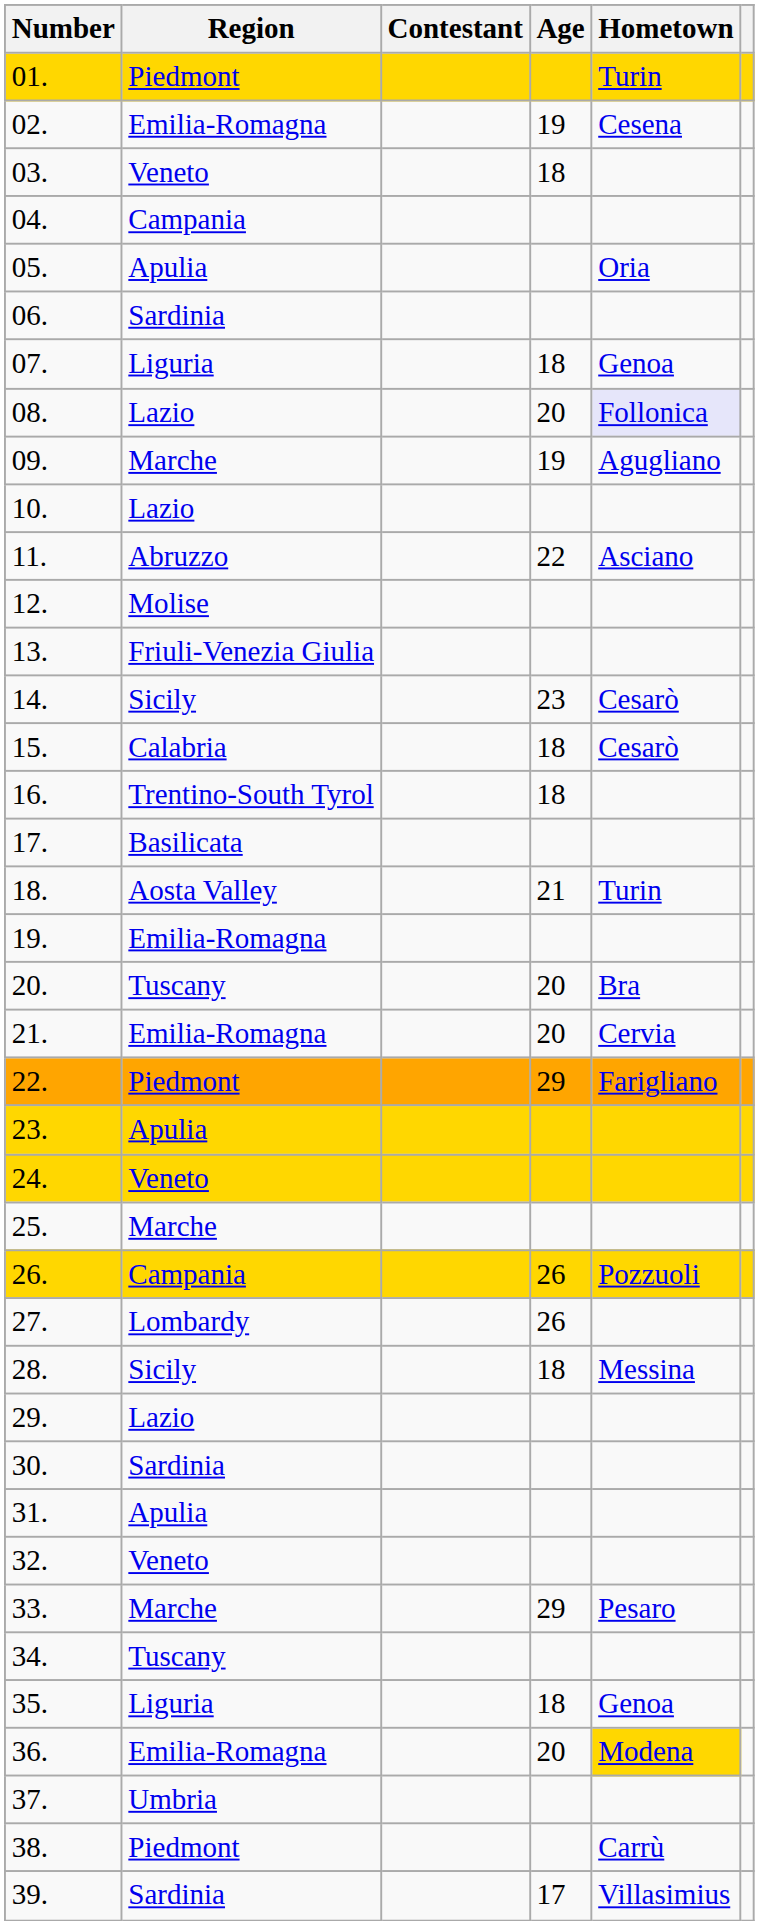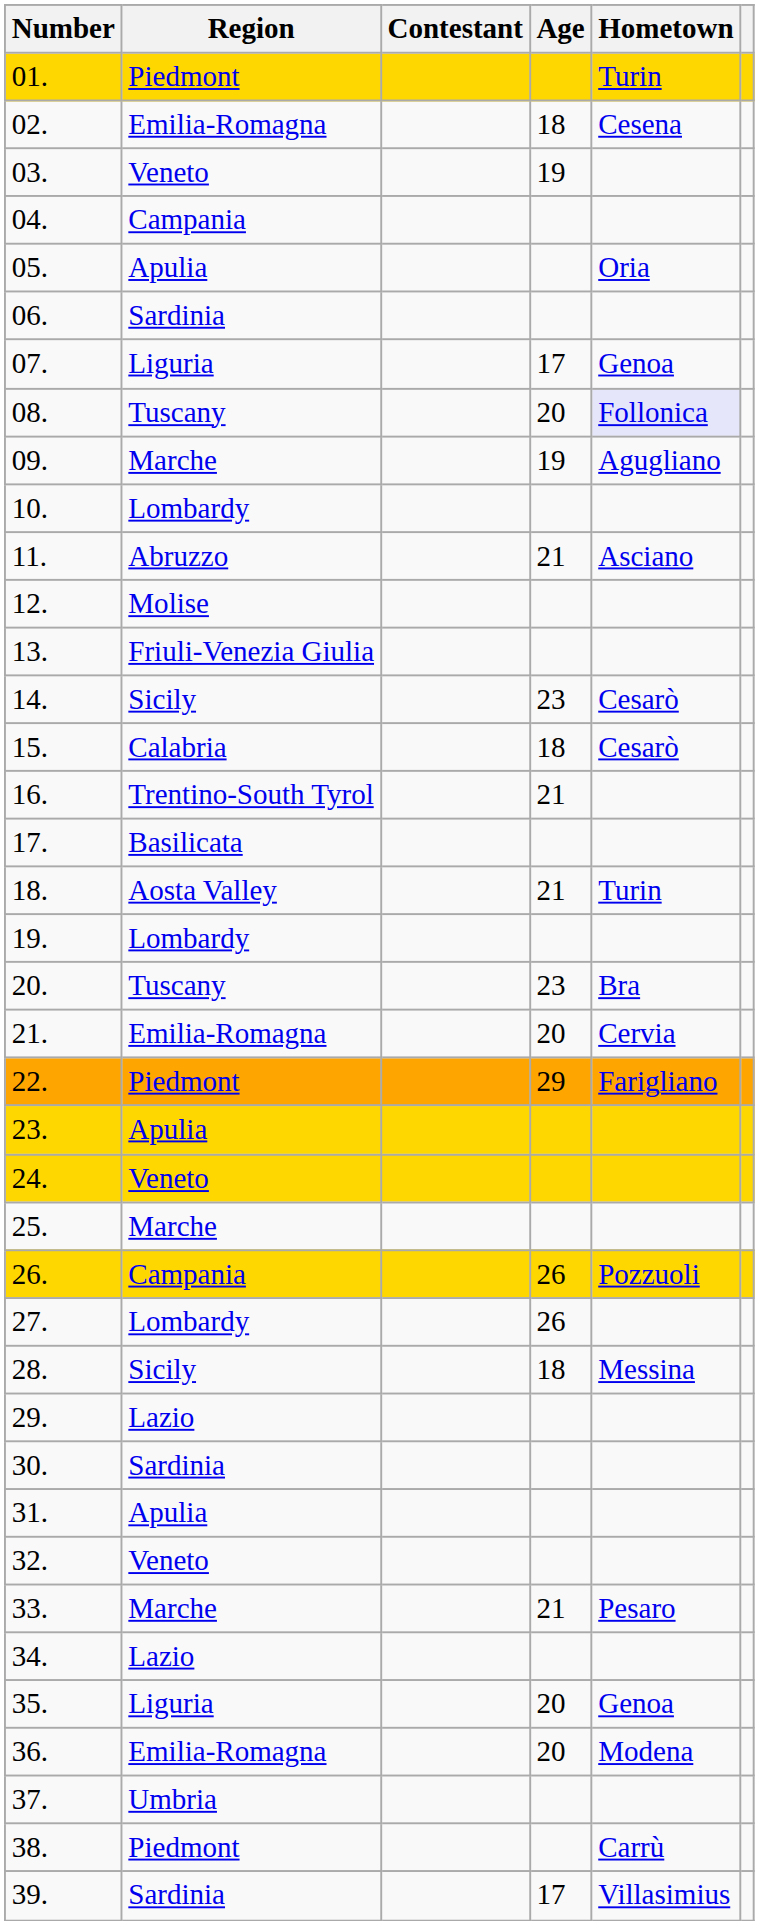(551, 124) 19 -> (551, 124) 18
(551, 172) 18 -> (551, 172) 19
(551, 363) 18 -> (551, 363) 17
(161, 411) Lazio -> (177, 411) Tuscany
(161, 507) Lazio -> (189, 507) Lombardy
(551, 555) 22 -> (551, 555) 21
(551, 794) 18 -> (551, 794) 21
(227, 938) Emilia-Romagna -> (189, 938) Lombardy
(551, 986) 20 -> (551, 986) 23
(551, 1608) 29 -> (551, 1608) 21
(177, 1656) Tuscany -> (161, 1656) Lazio
(551, 1704) 18 -> (551, 1704) 20
(646, 1751) gold background -> (646, 1751) no background
